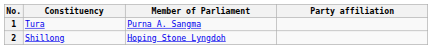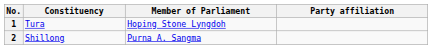(164, 24) Purna A. Sangma -> (176, 24) Hoping Stone Lyngdoh
(176, 38) Hoping Stone Lyngdoh -> (164, 38) Purna A. Sangma
